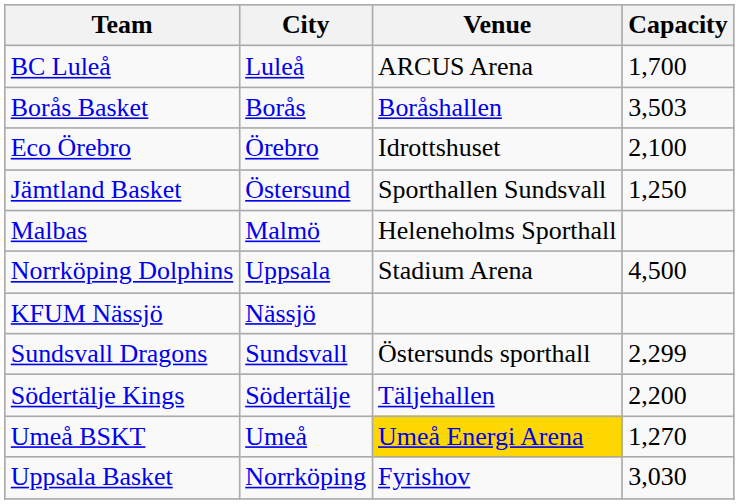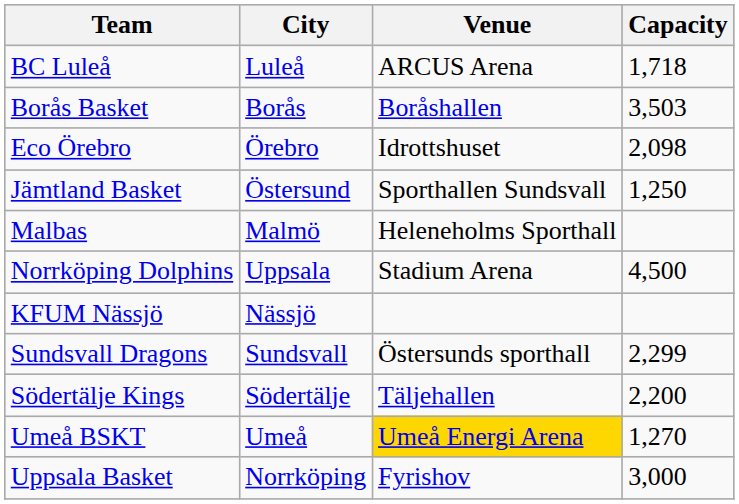(657, 66) 1,700 -> (657, 66) 1,718
(657, 148) 2,100 -> (657, 148) 2,098
(657, 477) 3,030 -> (657, 477) 3,000
